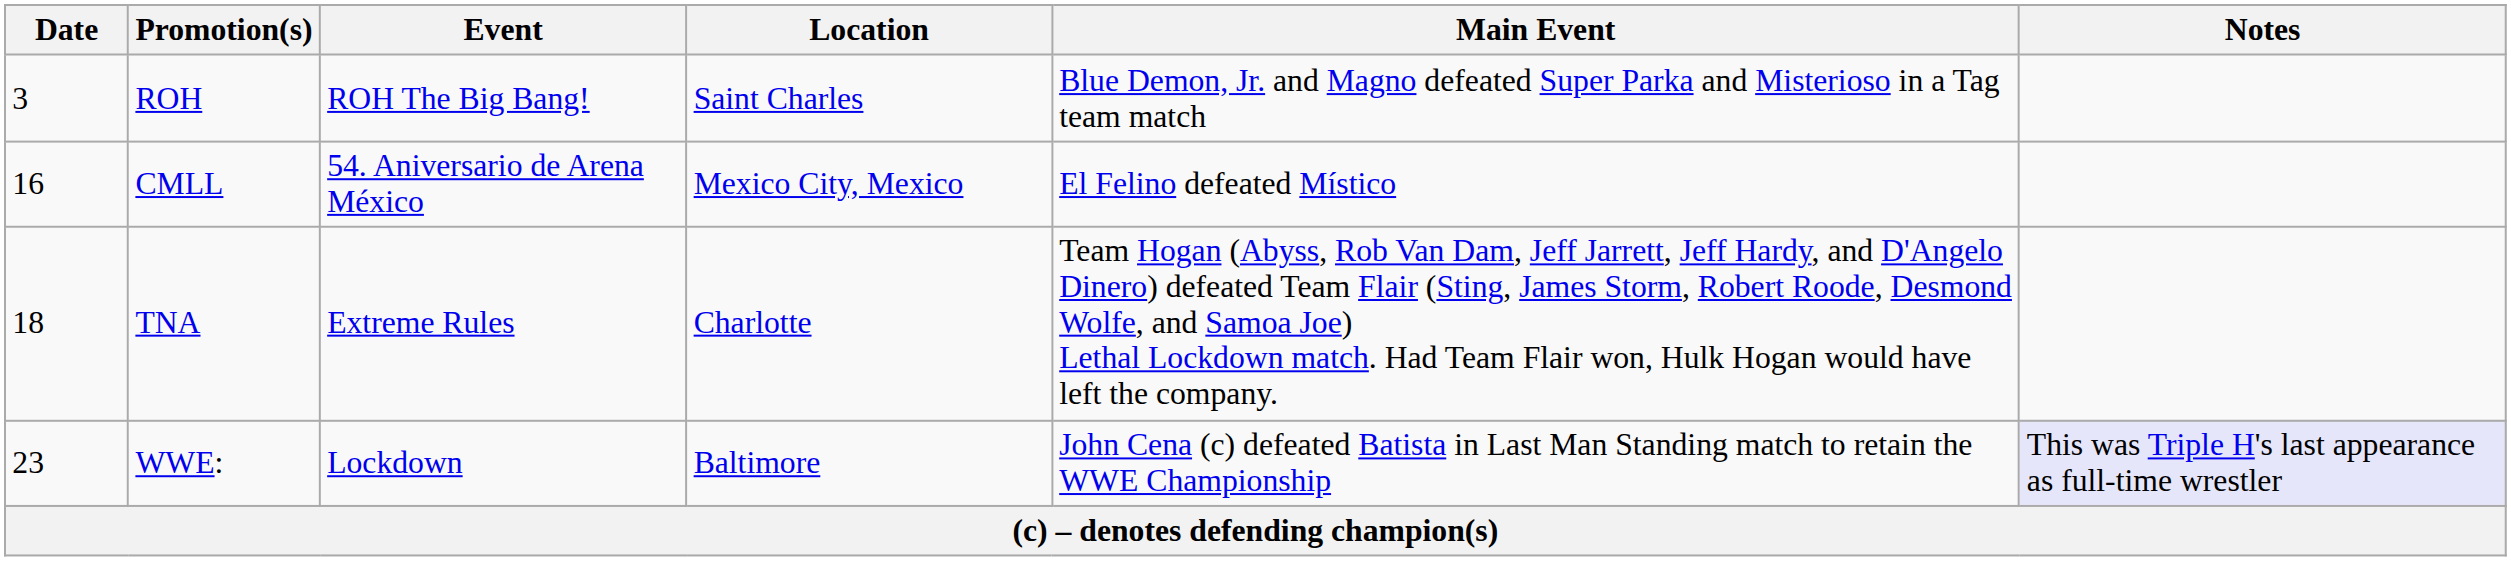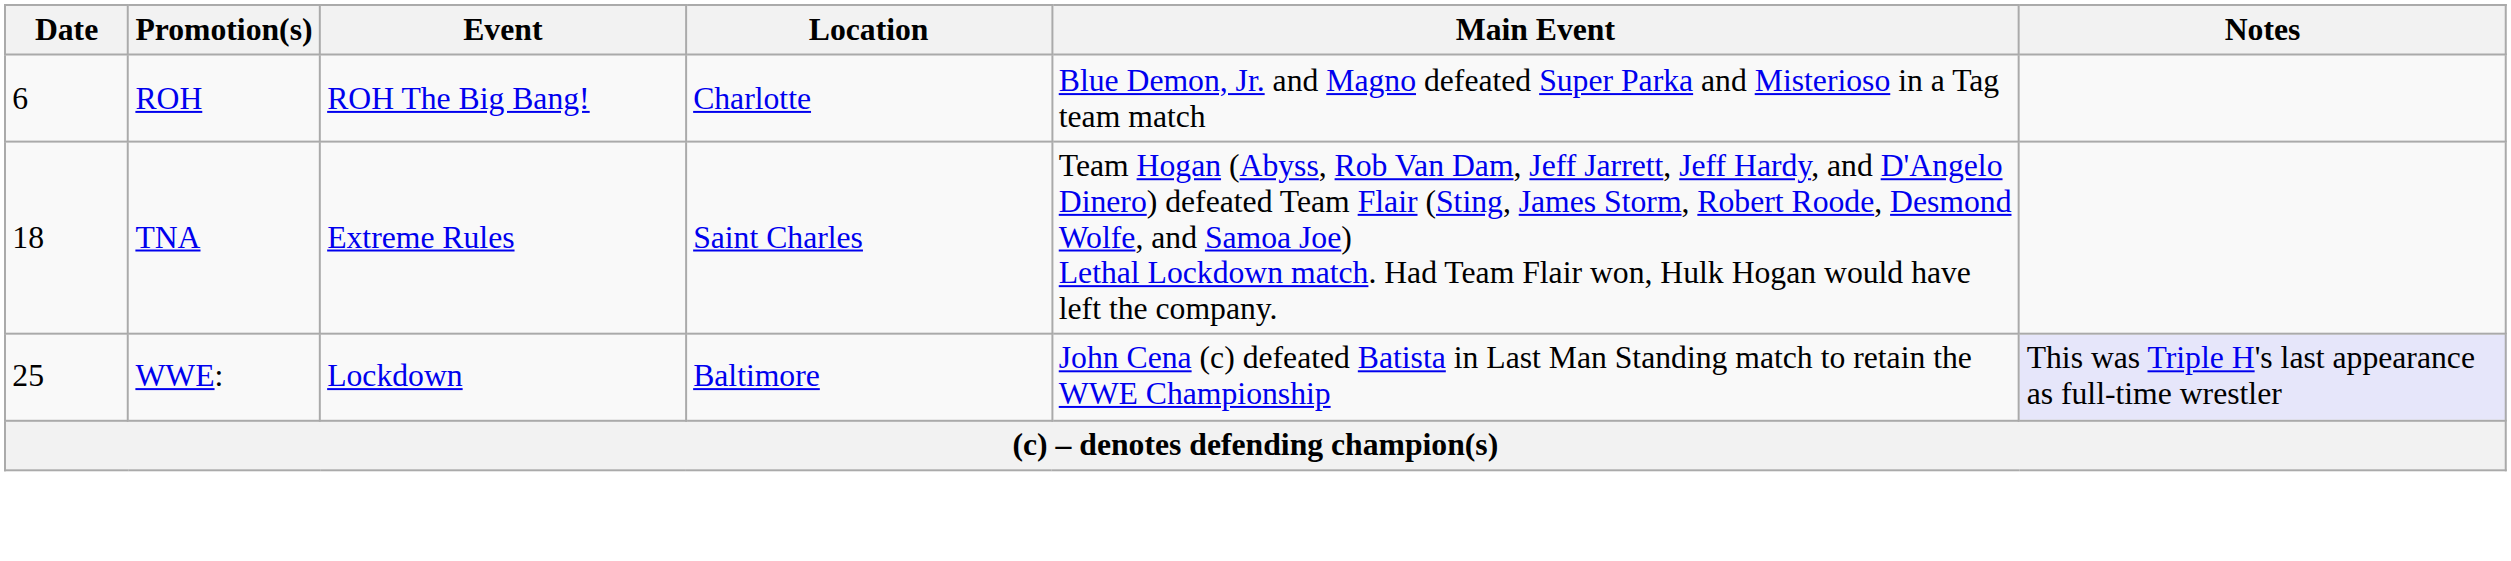(20, 97) 3 -> (20, 97) 6
(779, 97) Saint Charles -> (752, 97) Charlotte
- row: (179, 183)
(753, 322) Charlotte -> (778, 237) Saint Charles
(28, 462) 23 -> (28, 376) 25
